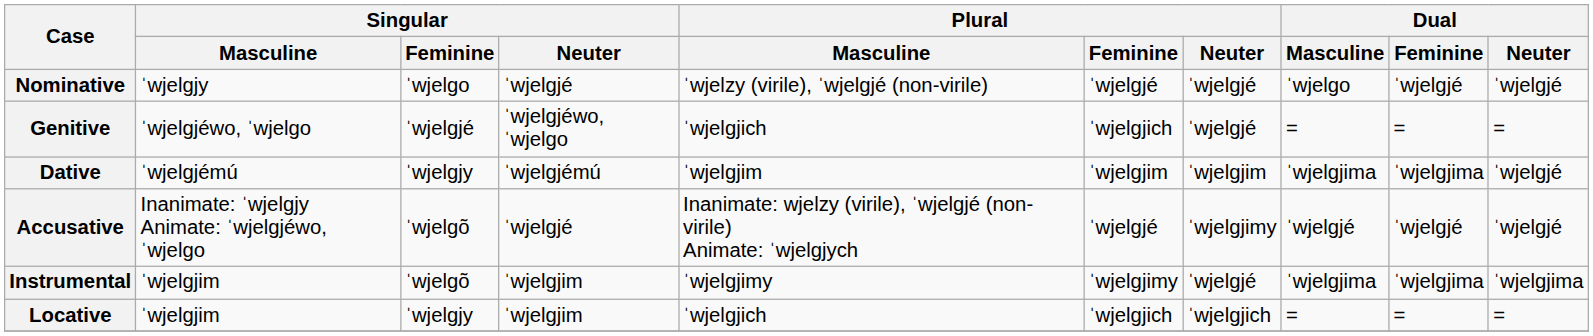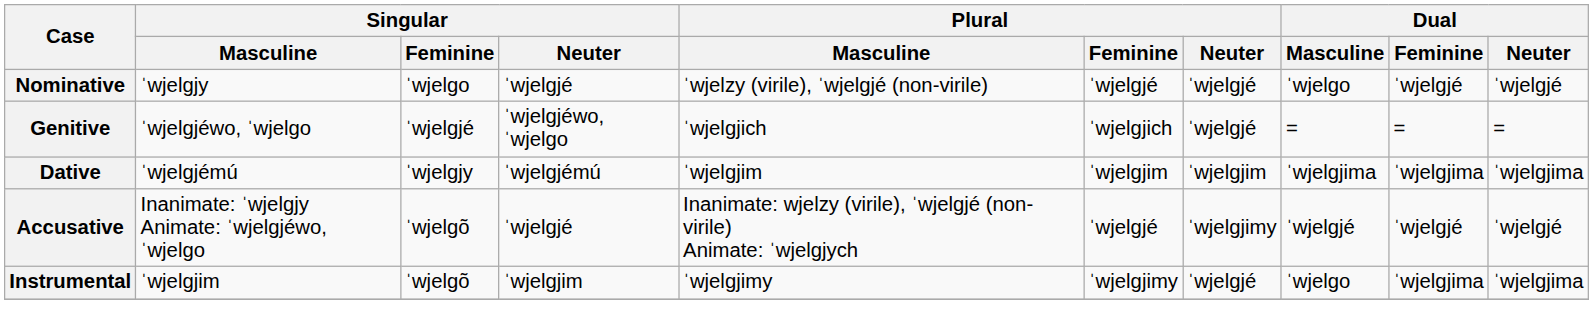(1528, 172) ˈwjelgjé -> (1538, 172) ˈwjelgjima
(1331, 282) ˈwjelgjima -> (1318, 282) ˈwjelgo
- row: (70, 314)
